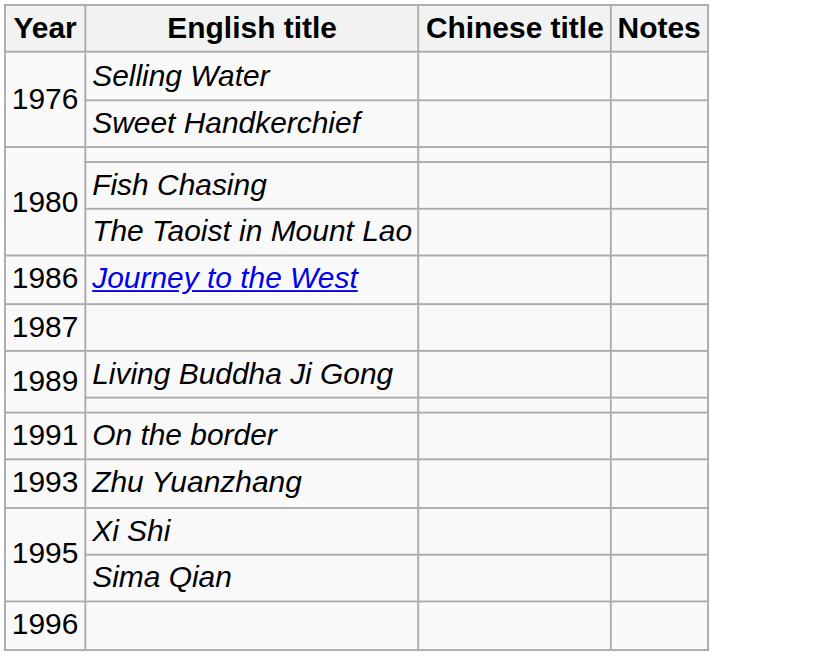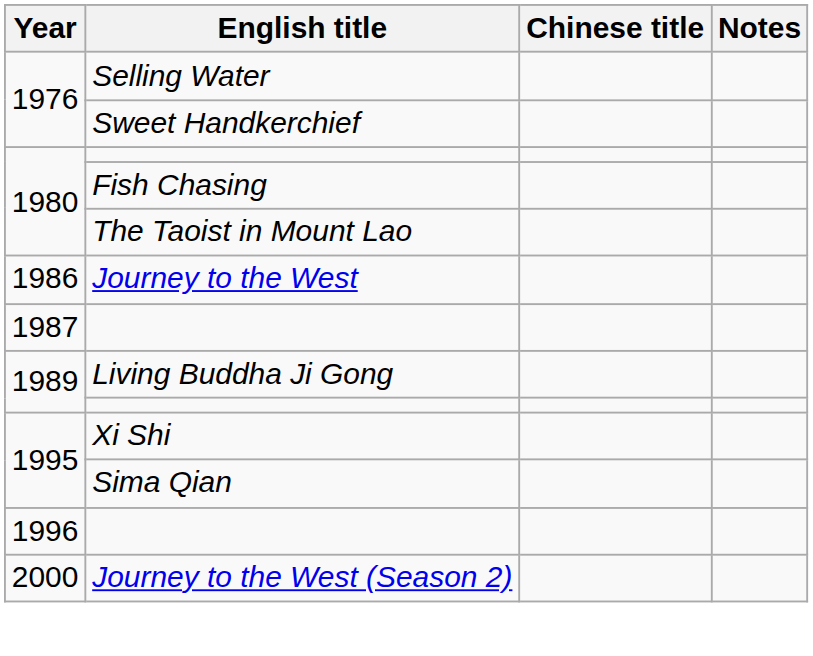- row: (45, 435)
- row: (45, 482)
+ row: (45, 577)
